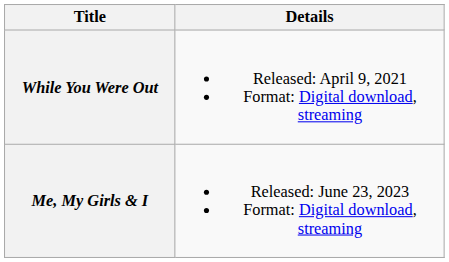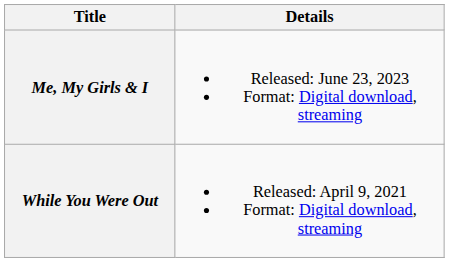rows swapped: (90, 87) <-> (90, 200)
